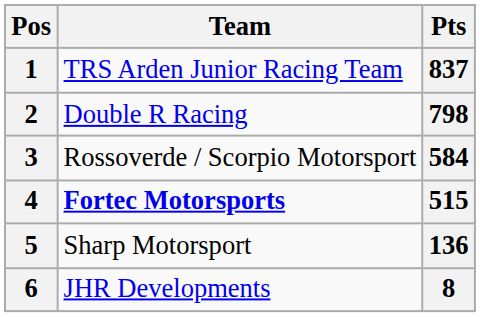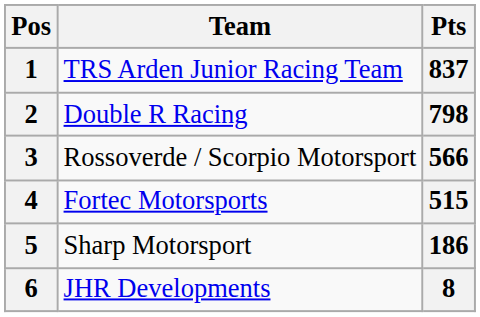(449, 157) 584 -> (449, 157) 566
(174, 200) bold -> (166, 200) normal
(449, 244) 136 -> (449, 244) 186
